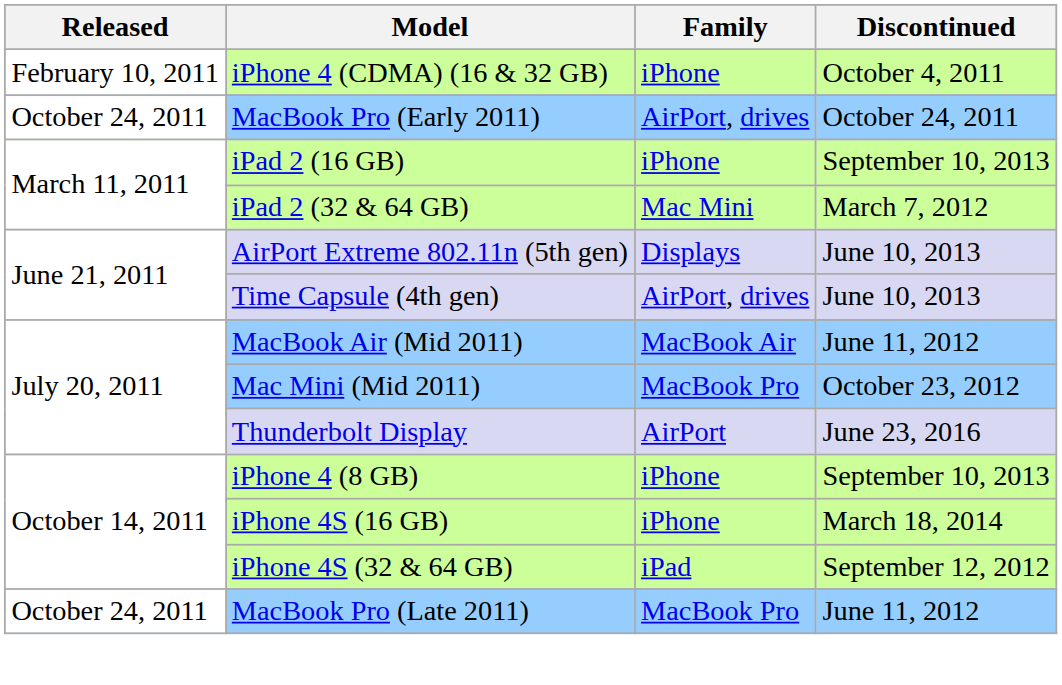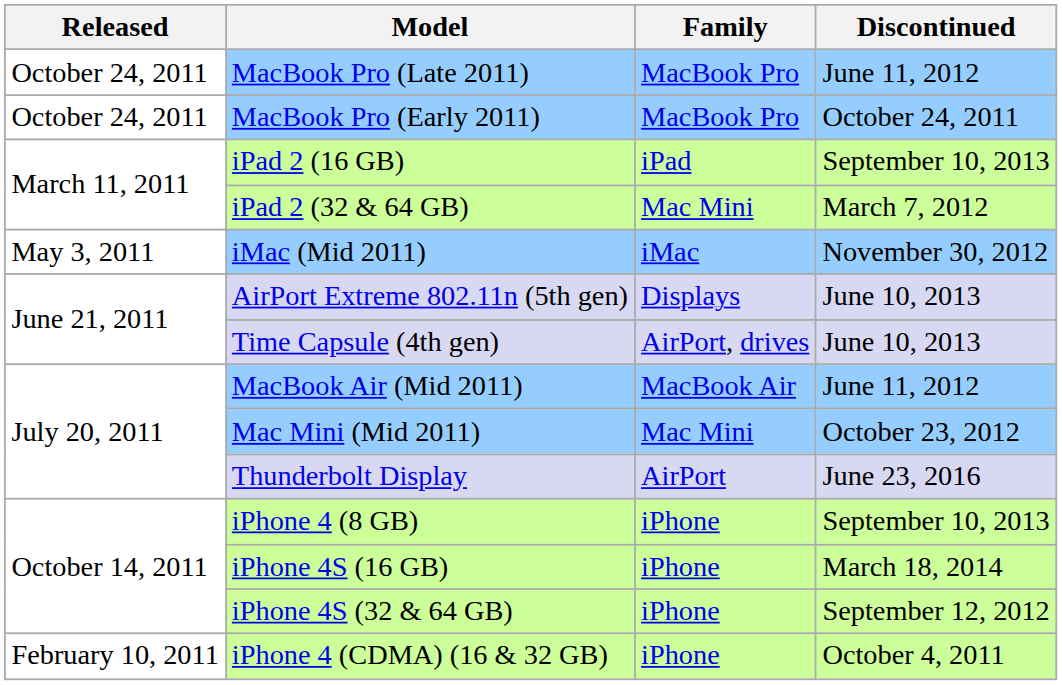rows swapped: (420, 71) <-> (380, 610)
(725, 116) AirPort, drives -> (720, 116) MacBook Pro
(680, 161) iPhone -> (666, 161) iPad
+ row: (329, 251)
(720, 386) MacBook Pro -> (697, 431) Mac Mini
(666, 565) iPad -> (680, 610) iPhone
